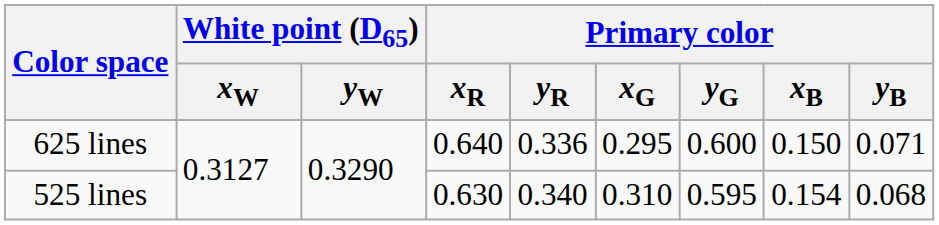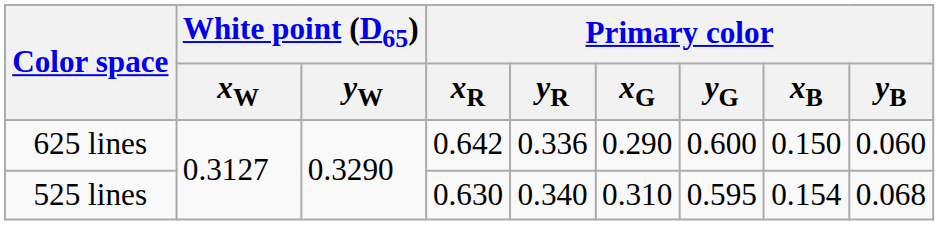(468, 144) 0.640 -> (468, 144) 0.642
(637, 144) 0.295 -> (637, 144) 0.290
(891, 144) 0.071 -> (891, 144) 0.060
